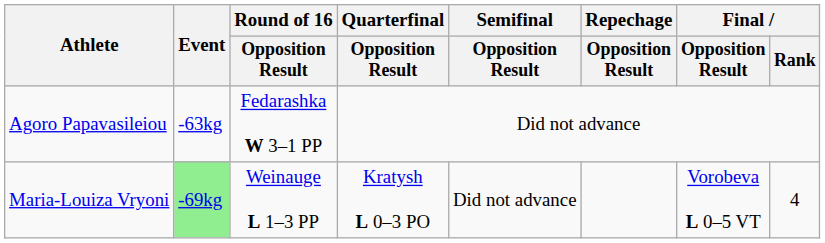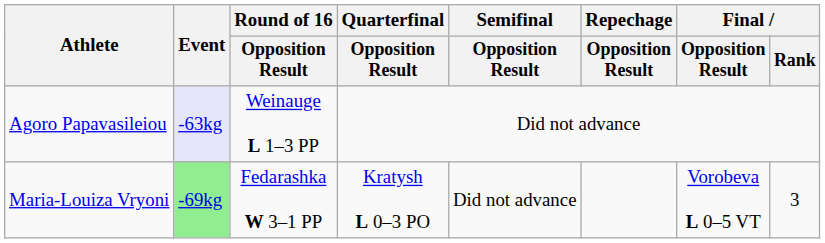(200, 124) no background -> (200, 124) lavender background
(283, 124) Fedarashka W 3–1 PP -> (283, 124) Weinauge L 1–3 PP
(283, 199) Weinauge L 1–3 PP -> (283, 199) Fedarashka W 3–1 PP
(795, 199) 4 -> (795, 199) 3
